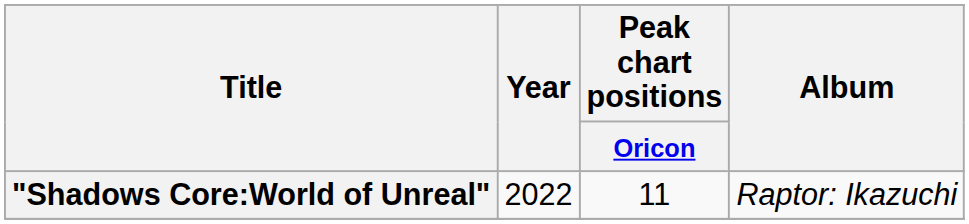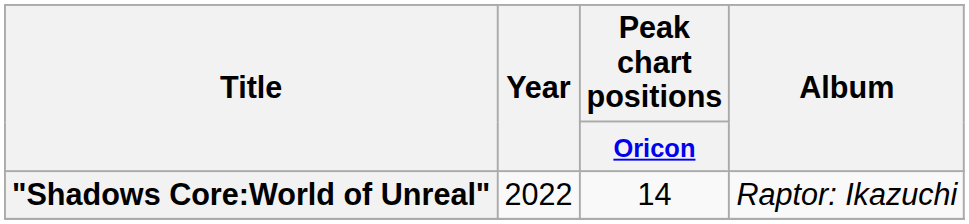(654, 194) 11 -> (654, 194) 14
